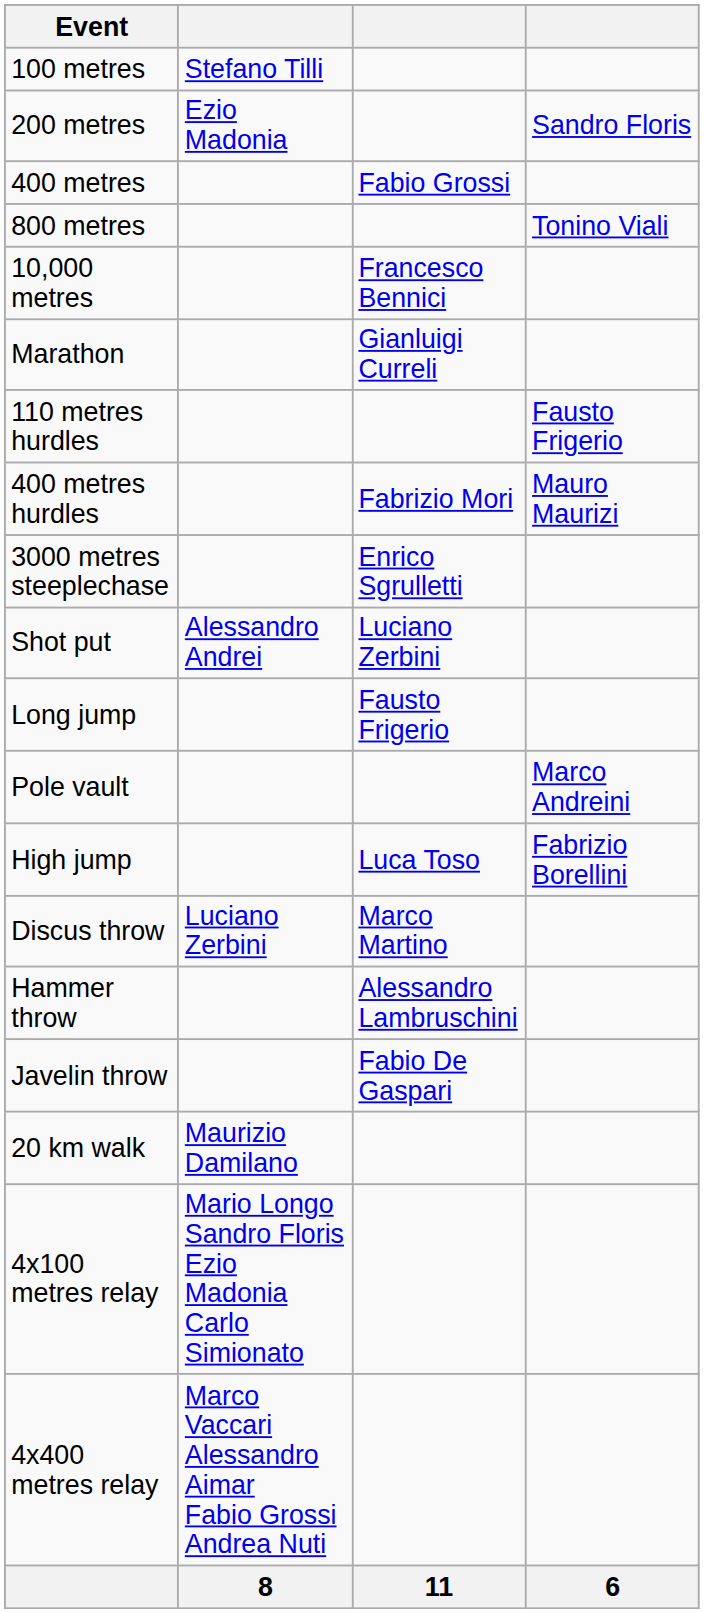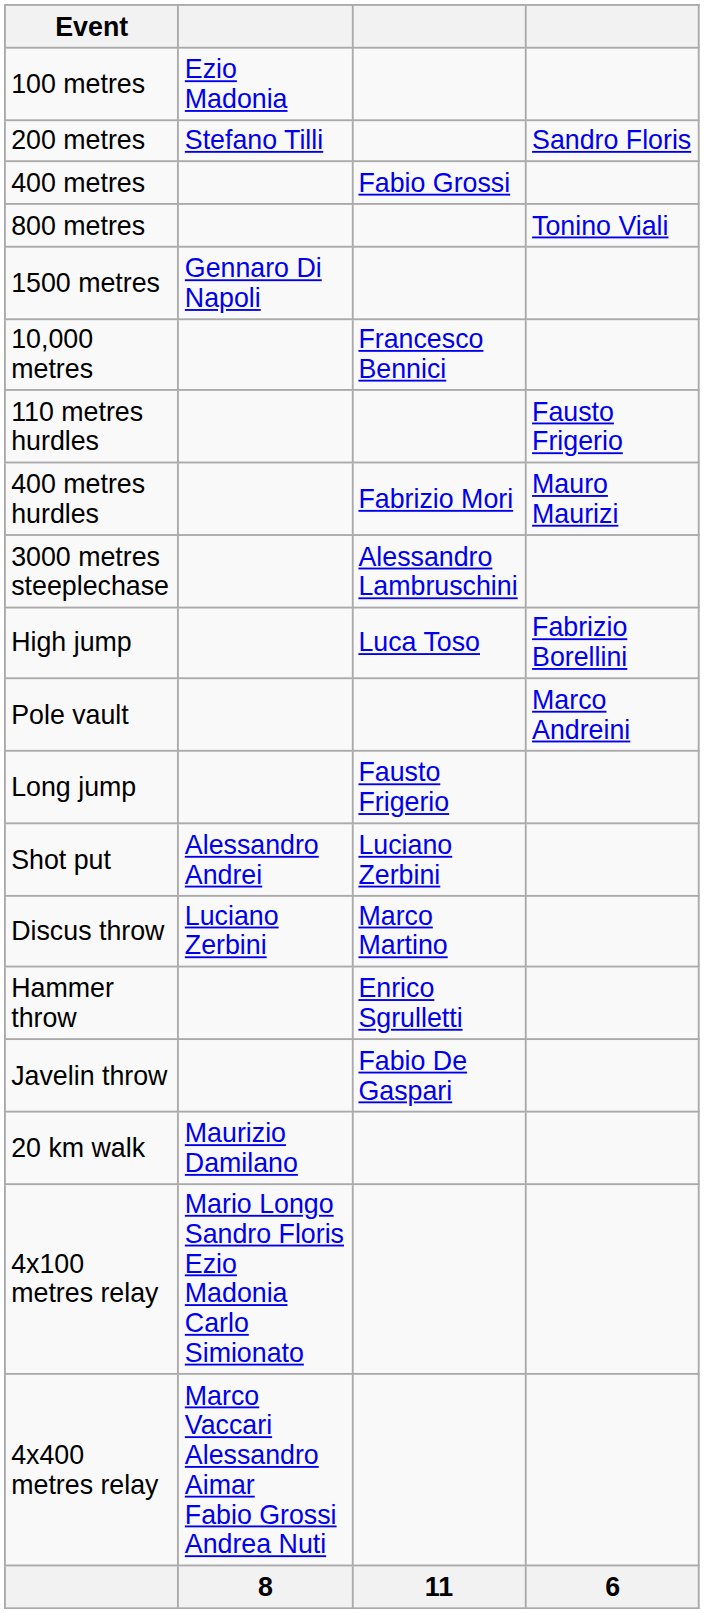(254, 69) Stefano Tilli -> (236, 84) Ezio Madonia
(236, 126) Ezio Madonia -> (254, 141) Stefano Tilli
+ row: (86, 283)
- row: (68, 355)
(411, 571) Enrico Sgrulletti -> (438, 571) Alessandro Lambruschini
rows swapped: (71, 859) <-> (61, 643)
rows swapped: (70, 787) <-> (74, 715)
(438, 1003) Alessandro Lambruschini -> (411, 1003) Enrico Sgrulletti
